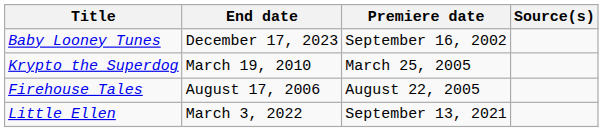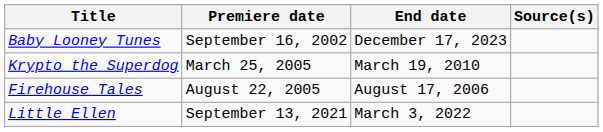columns swapped: (426, 17) <-> (262, 17)
